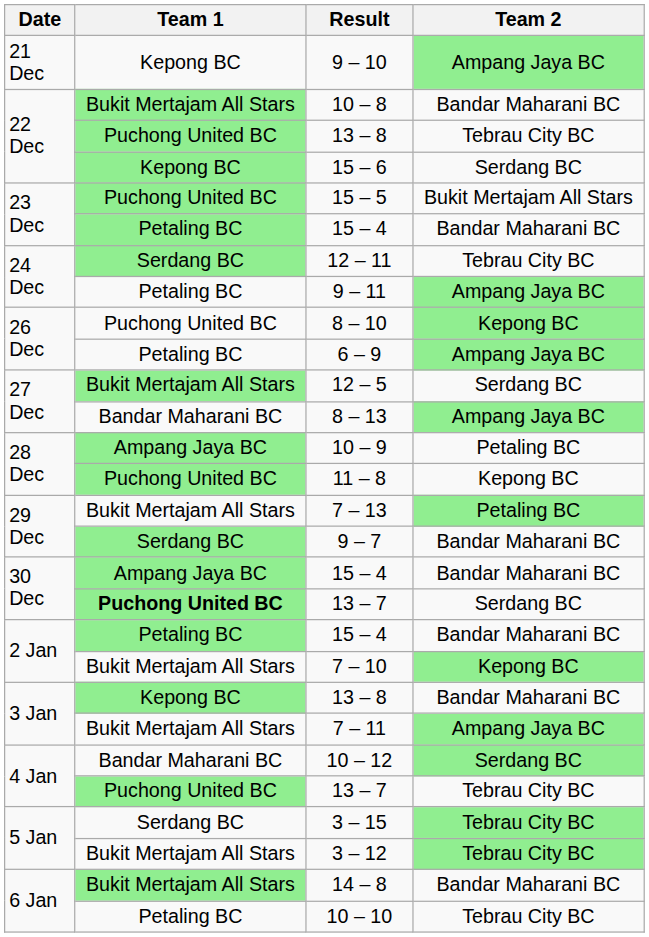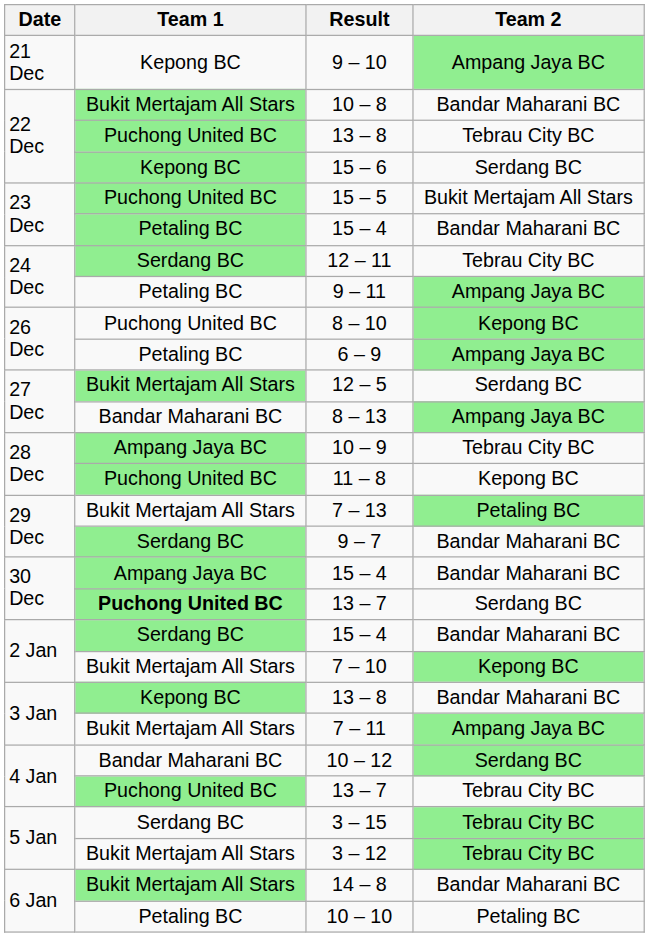(528, 447) Petaling BC -> (528, 447) Tebrau City BC
(190, 635) Petaling BC -> (190, 635) Serdang BC
(528, 916) Tebrau City BC -> (528, 916) Petaling BC
